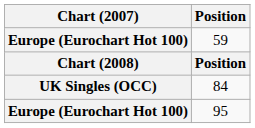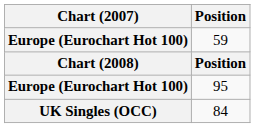rows swapped: (220, 110) <-> (220, 87)
